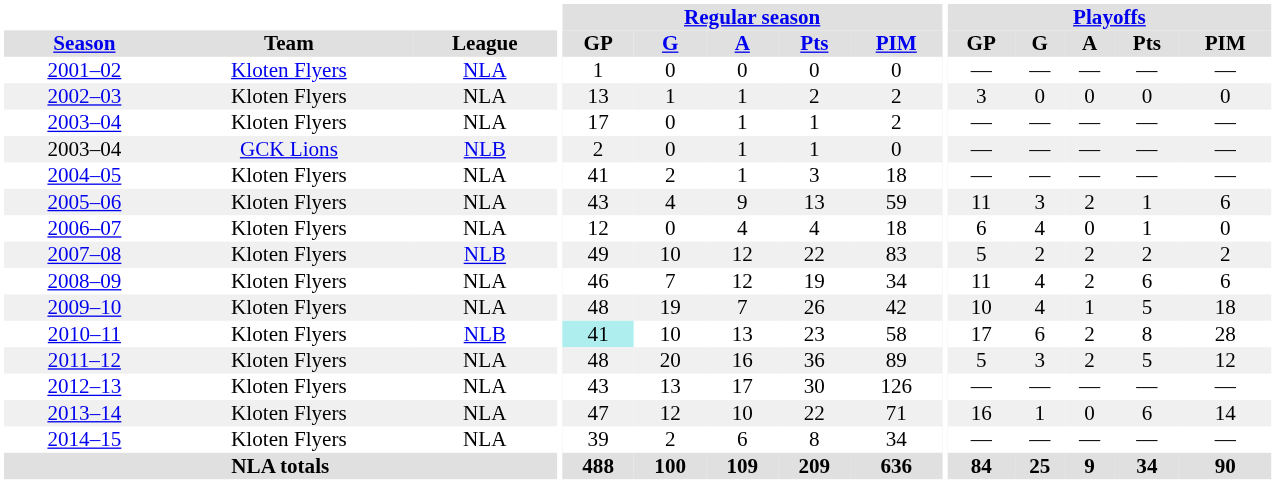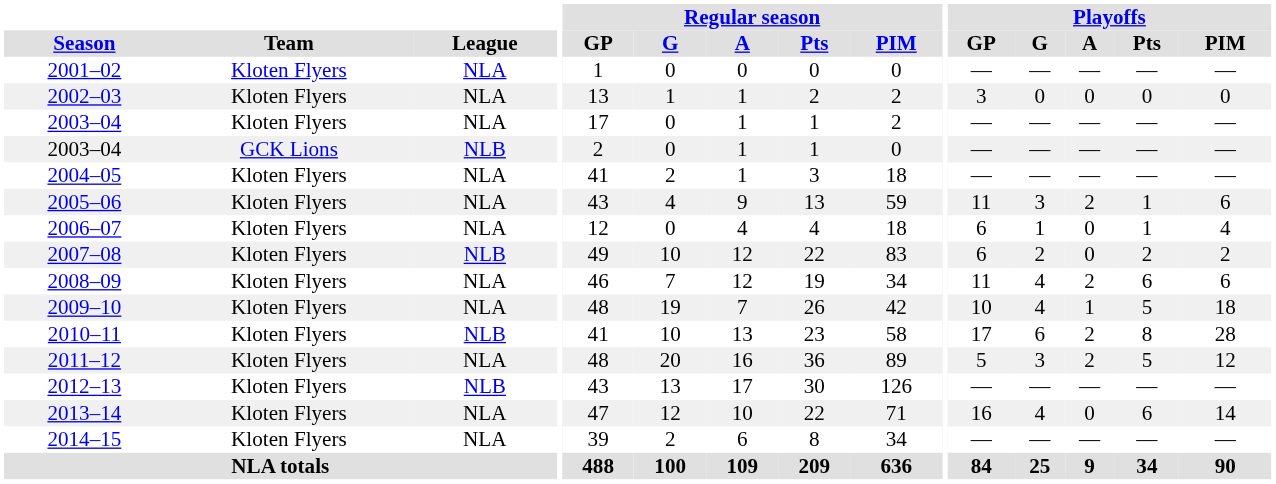(1040, 228) 4 -> (1040, 228) 1
(1225, 228) 0 -> (1225, 228) 4
(981, 254) 5 -> (981, 254) 6
(1090, 254) 2 -> (1090, 254) 0
(598, 333) paleturquoise background -> (598, 333) no background
(485, 386) NLA -> (485, 386) NLB
(1040, 413) 1 -> (1040, 413) 4
